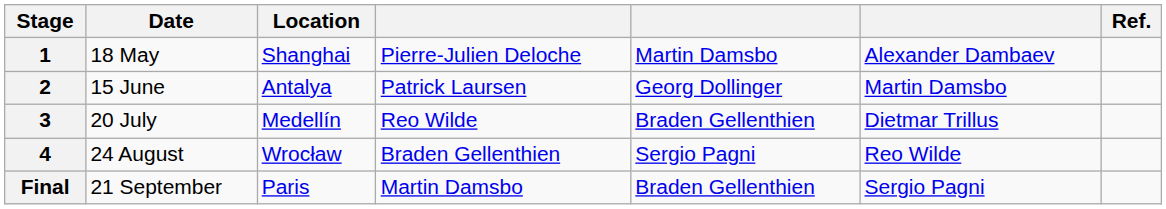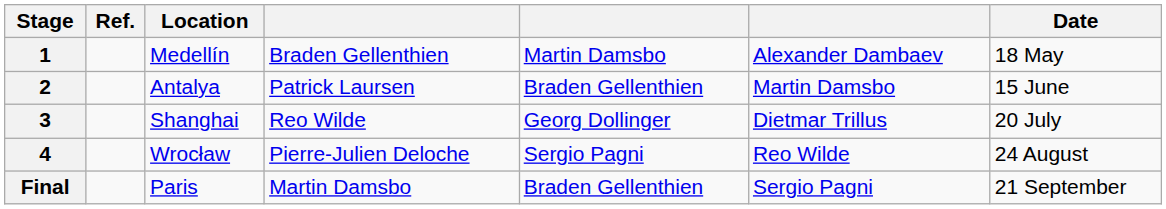columns swapped: (171, 21) <-> (1131, 21)
(306, 54) Shanghai -> (190, 54) Medellín
(481, 54) Pierre-Julien Deloche -> (359, 54) Braden Gellenthien
(709, 87) Georg Dollinger -> (613, 87) Braden Gellenthien
(301, 120) Medellín -> (194, 120) Shanghai
(725, 120) Braden Gellenthien -> (597, 120) Georg Dollinger
(470, 154) Braden Gellenthien -> (369, 154) Pierre-Julien Deloche
